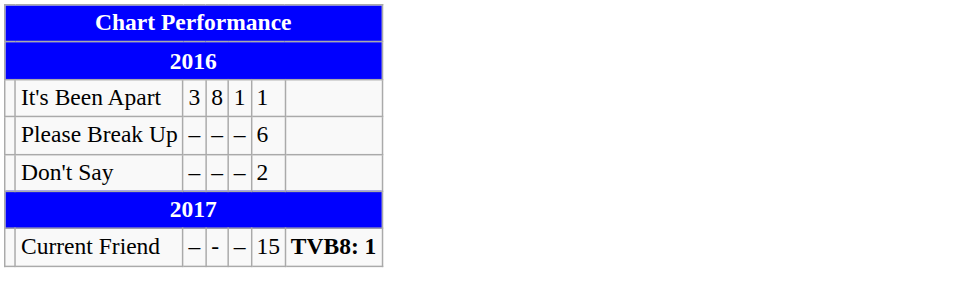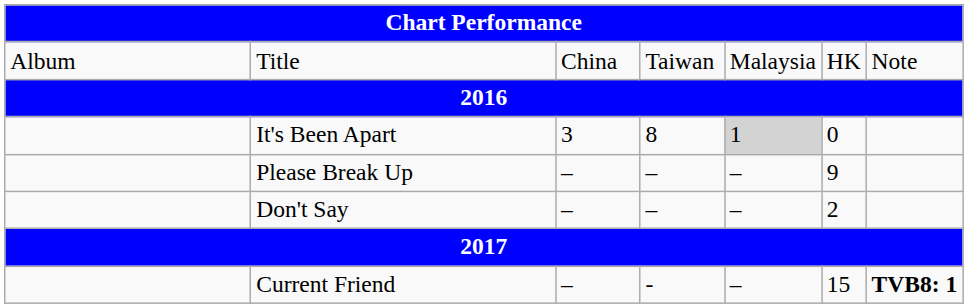+ row: (278, 60)
(240, 97) no background -> (736, 135) lightgrey background
(262, 97) 1 -> (833, 135) 0
(262, 135) 6 -> (833, 172) 9
